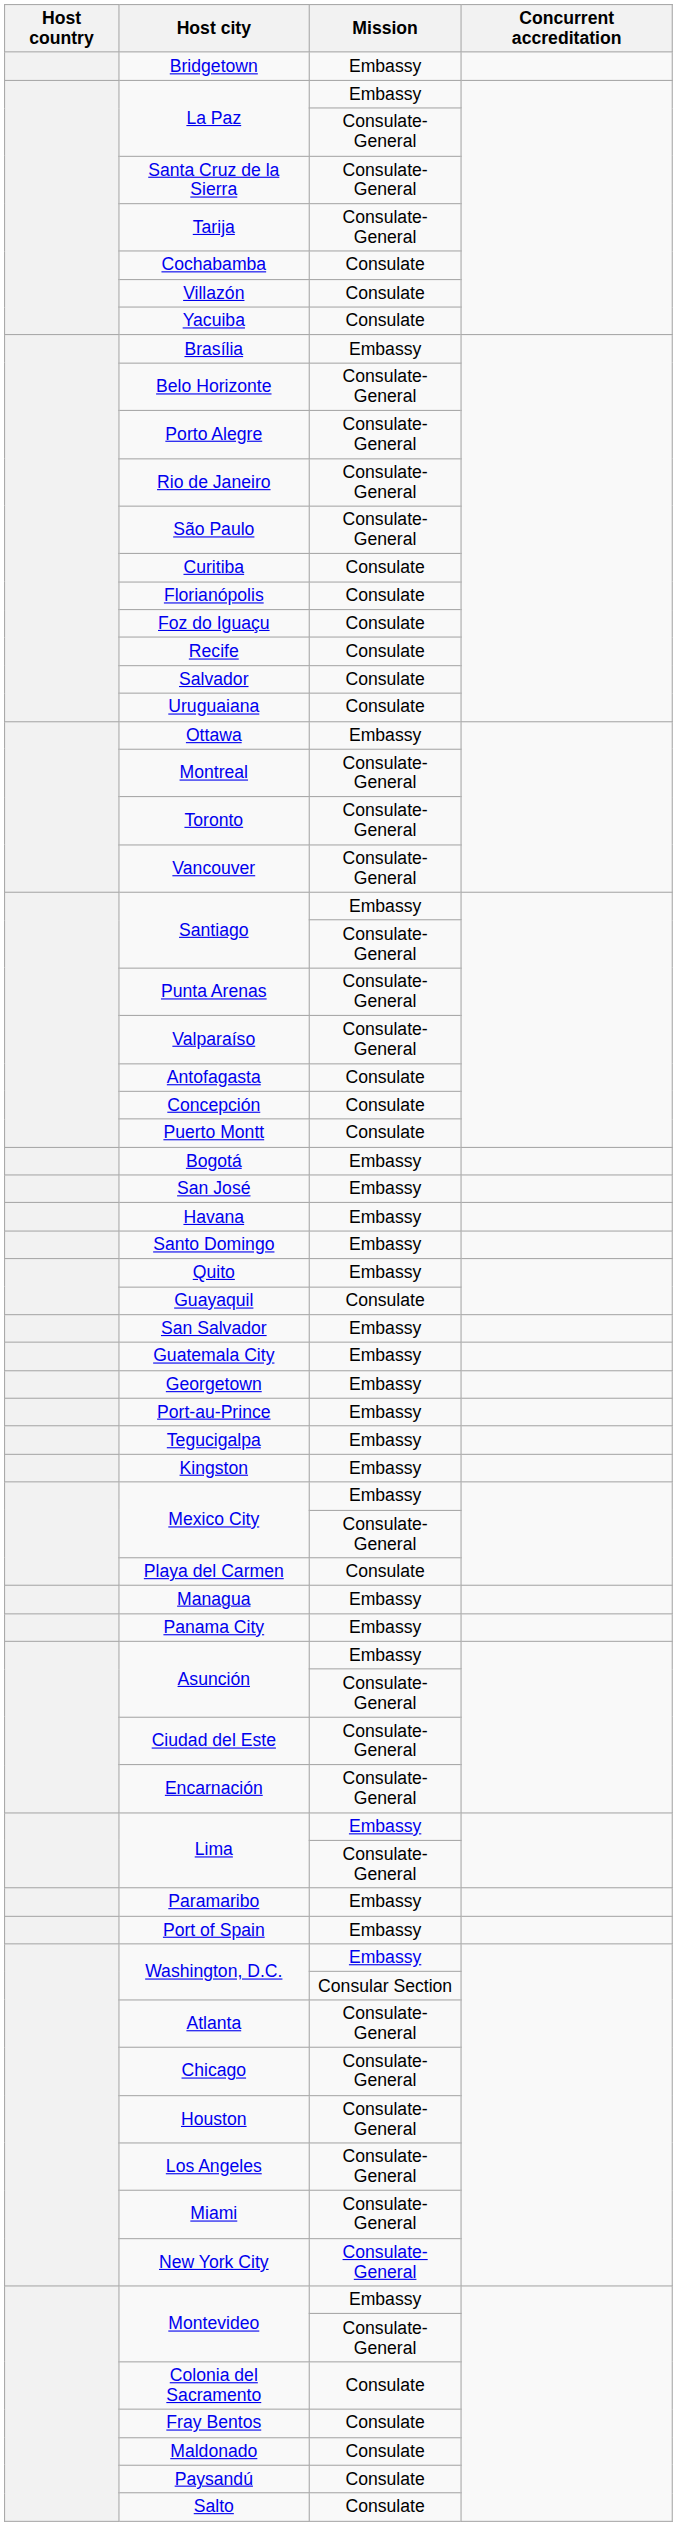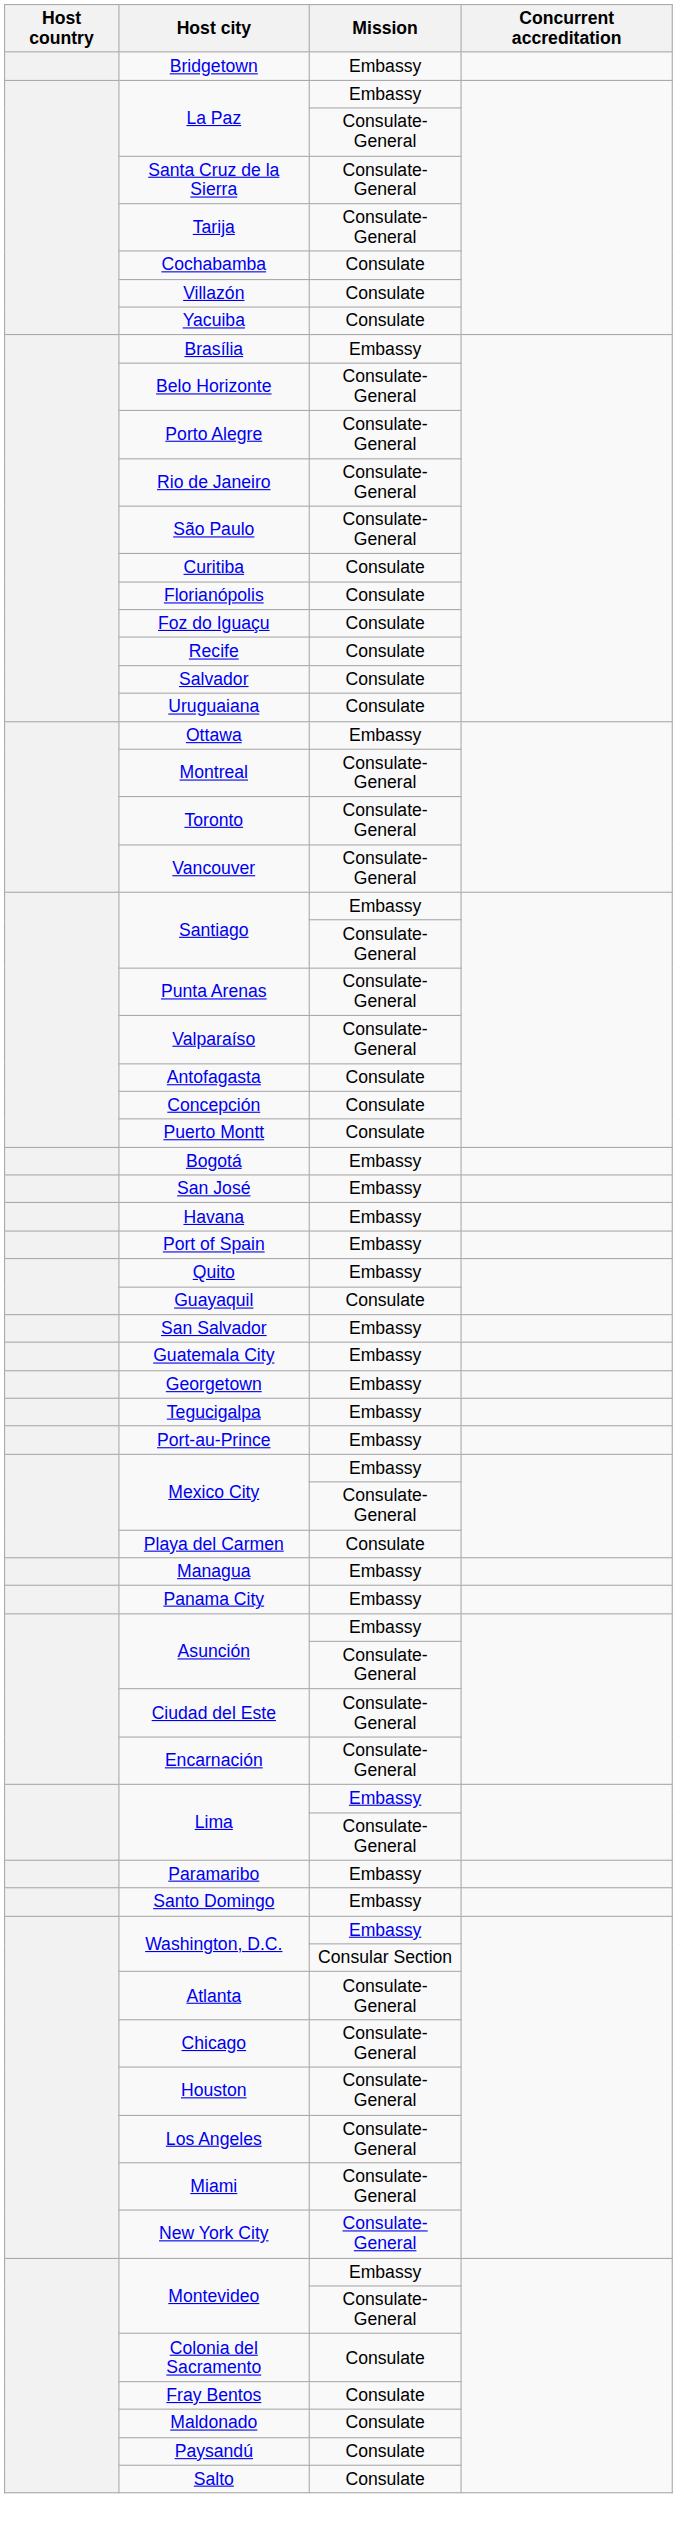rows swapped: (214, 1244) <-> (214, 1929)
rows swapped: (214, 1412) <-> (214, 1440)
- row: (214, 1467)
